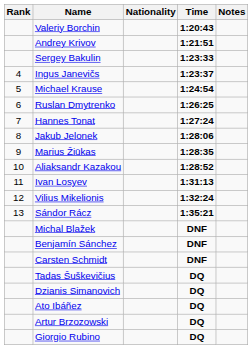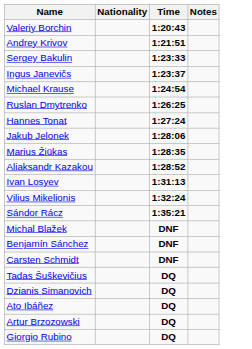- column: (18, 12)
